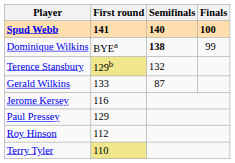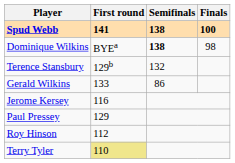(157, 29) 140 -> (157, 29) 138
(208, 47) 99 -> (208, 47) 98
(103, 66) khaki background -> (103, 66) no background
(157, 84) 87 -> (157, 84) 86
